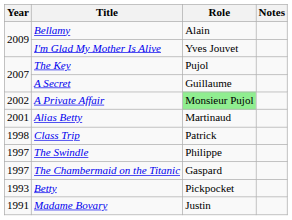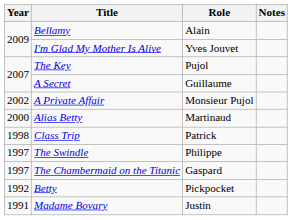(219, 100) lightgreen background -> (219, 100) no background
(18, 118) 2001 -> (18, 118) 2000
(18, 188) 1993 -> (18, 188) 1992
